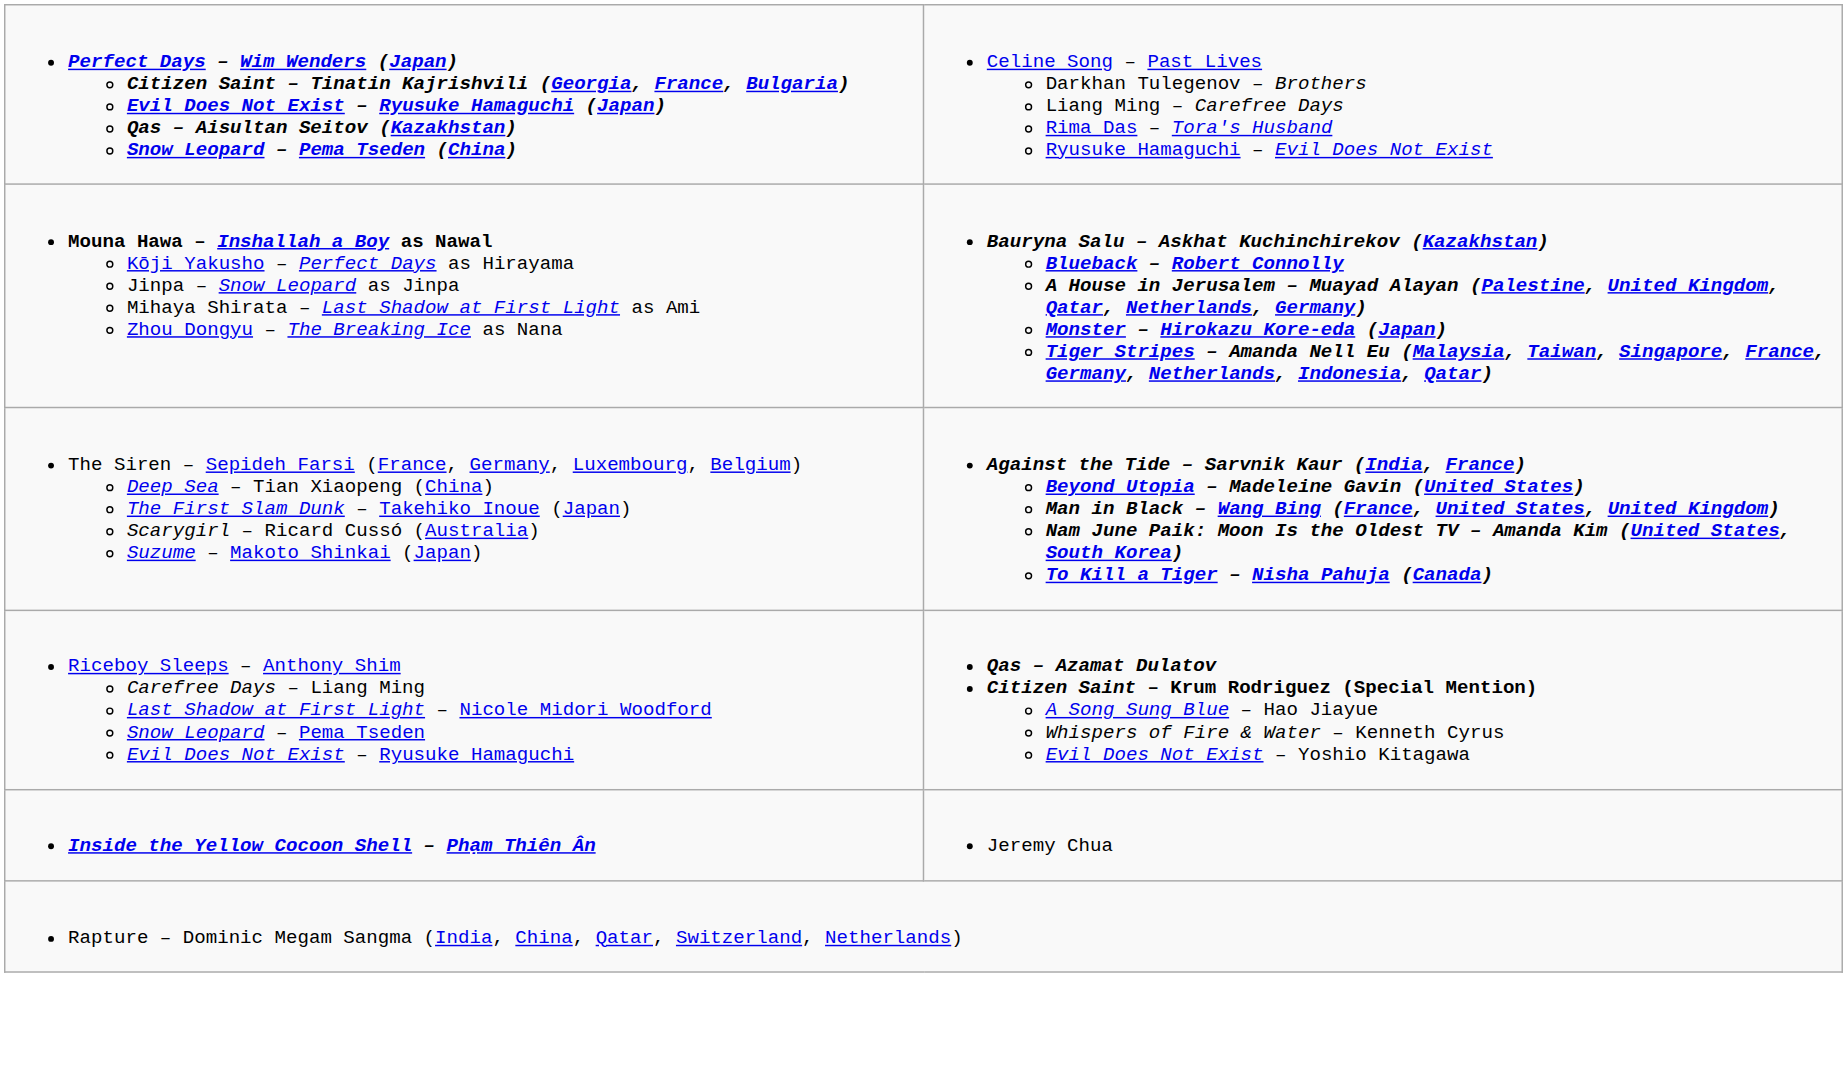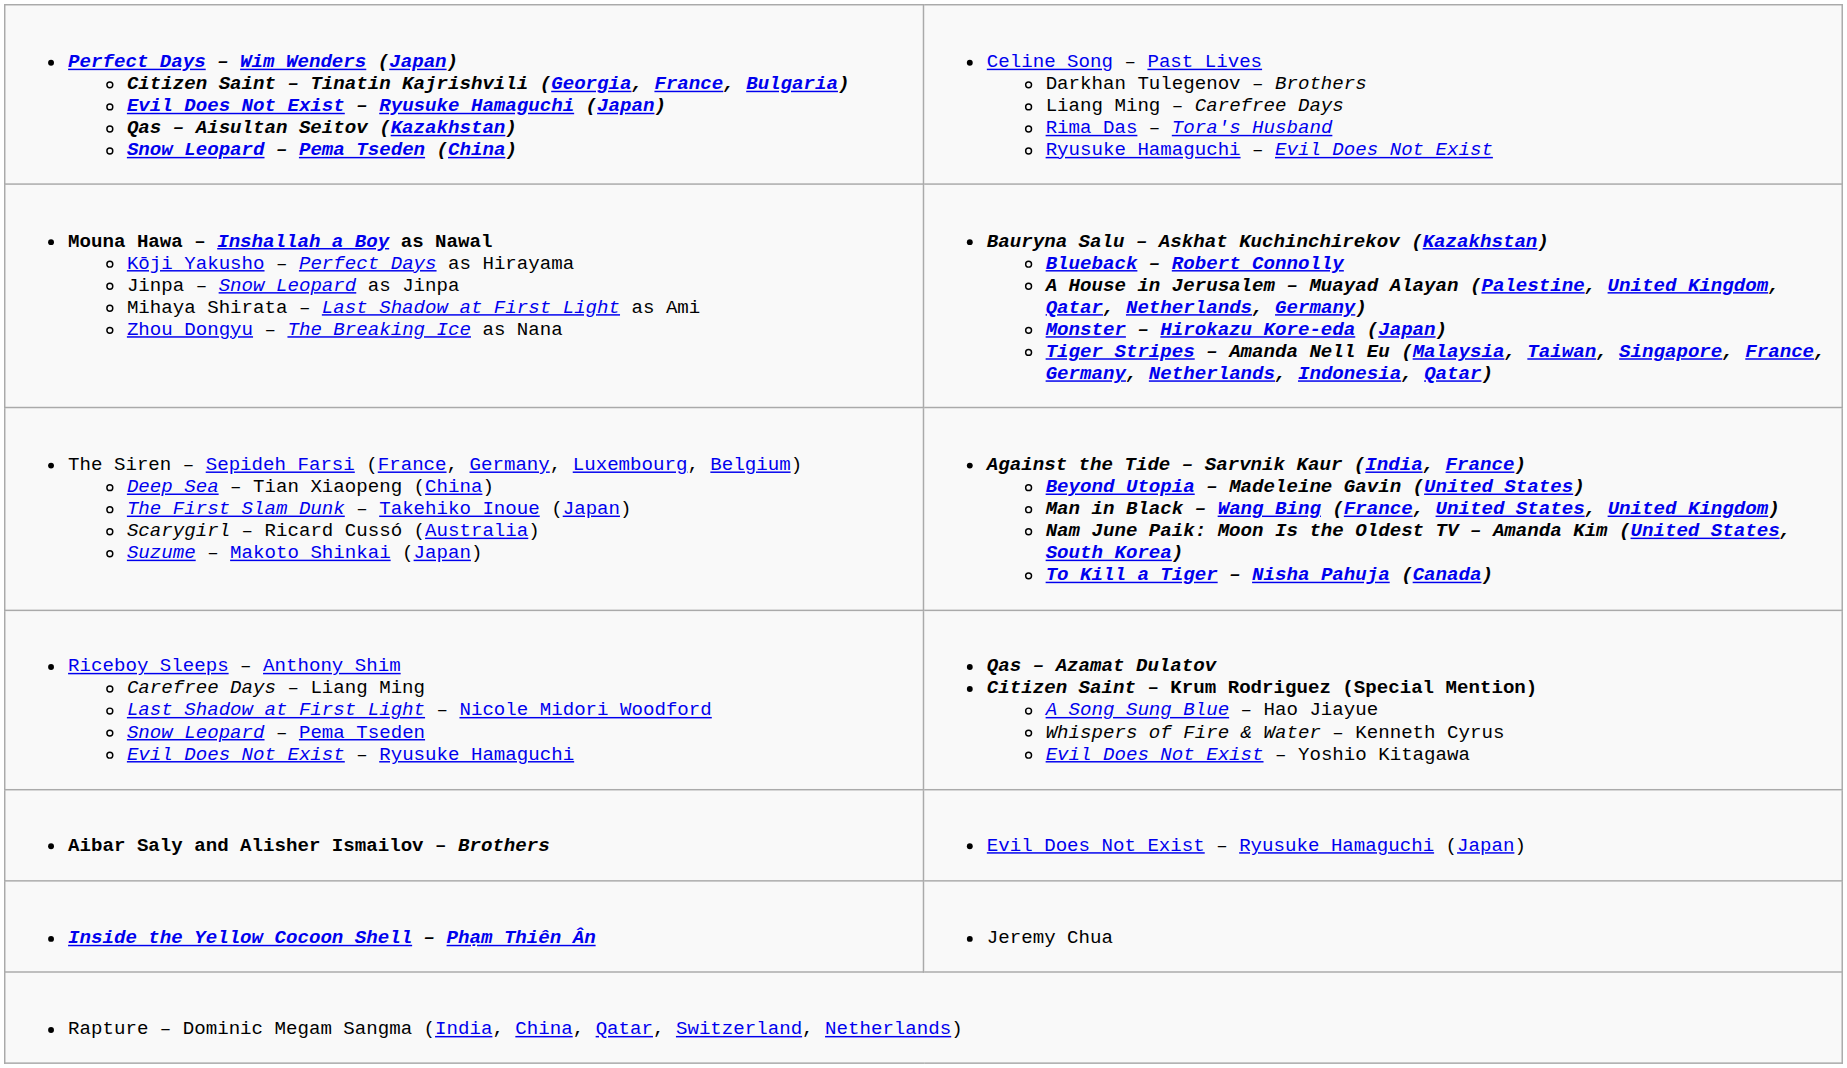+ row: (464, 846)
